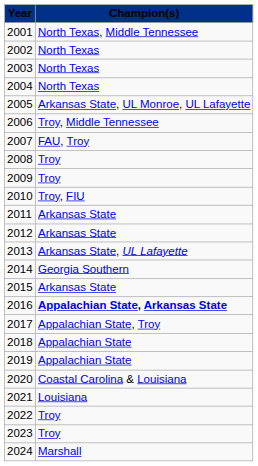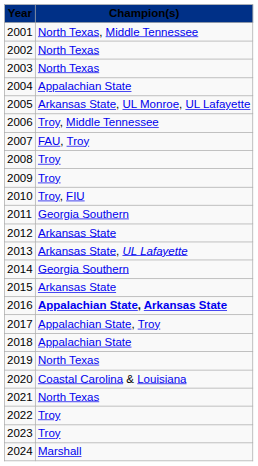(69, 86) North Texas -> (85, 86) Appalachian State
(77, 214) Arkansas State -> (83, 214) Georgia Southern
(85, 360) Appalachian State -> (69, 360) North Texas
(63, 397) Louisiana -> (69, 397) North Texas
